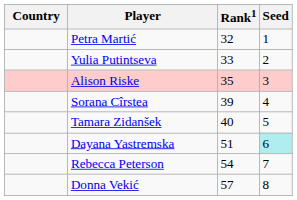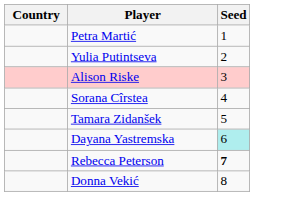- column: (238, 16)
(266, 164) normal -> (224, 160) bold
